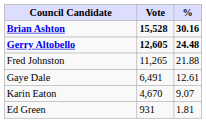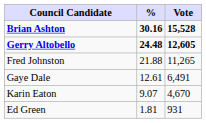columns swapped: (155, 12) <-> (188, 12)
